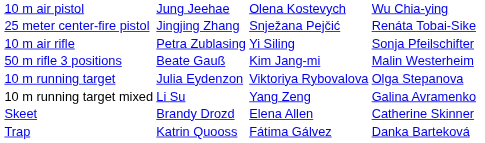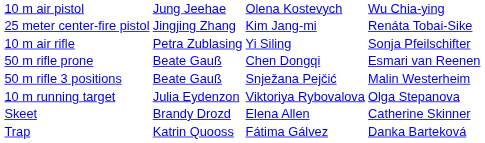(295, 26) Snježana Pejčić -> (281, 26) Kim Jang-mi
+ row: (49, 61)
(285, 61) Kim Jang-mi -> (291, 79) Snježana Pejčić
- row: (79, 96)
